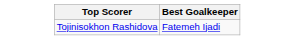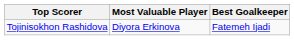+ column: (160, 12)
